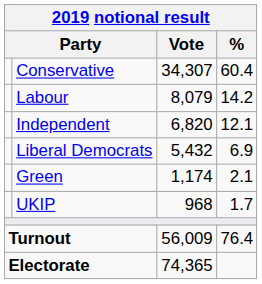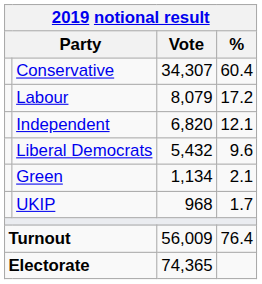(237, 97) 14.2 -> (237, 97) 17.2
(241, 151) 6.9 -> (241, 151) 9.6
(192, 177) 1,174 -> (192, 177) 1,134
